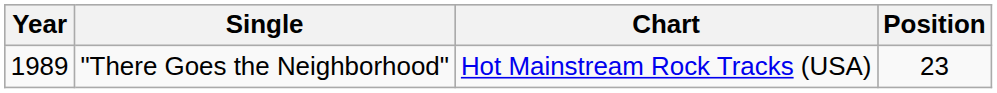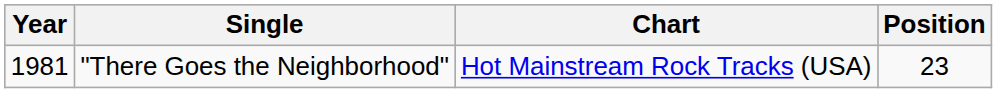(40, 66) 1989 -> (40, 66) 1981
